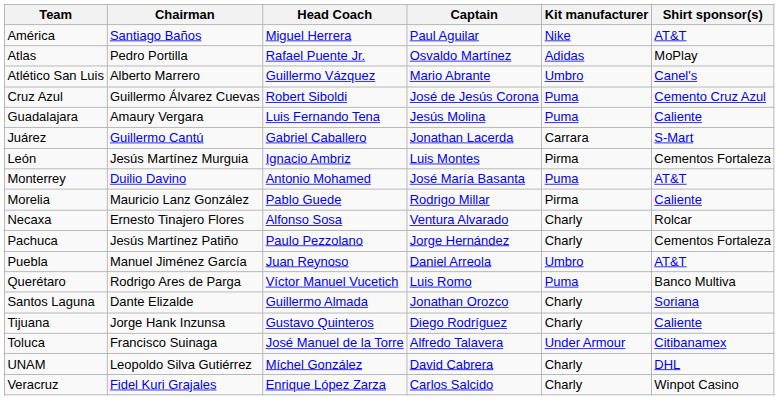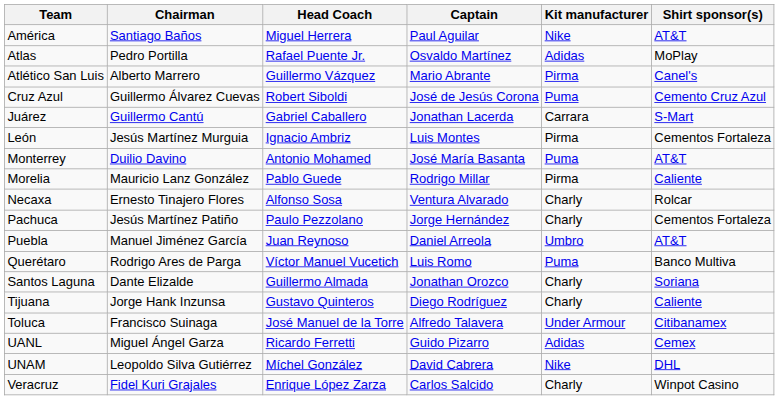(564, 76) Umbro -> (562, 76) Pirma
- row: (43, 117)
+ row: (25, 343)
(563, 364) Charly -> (558, 364) Nike
